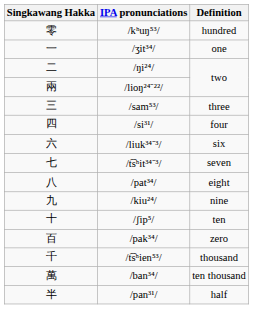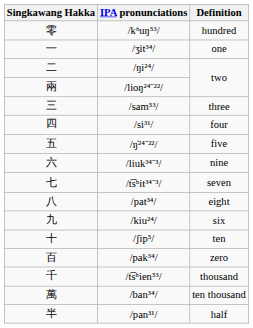+ row: (144, 144)
(219, 143) six -> (219, 163) nine
(219, 201) nine -> (219, 220) six
